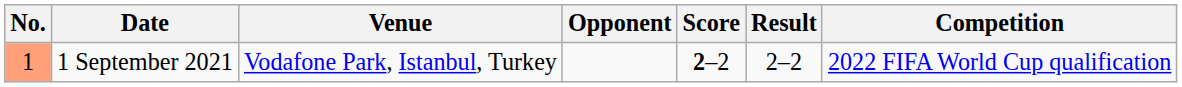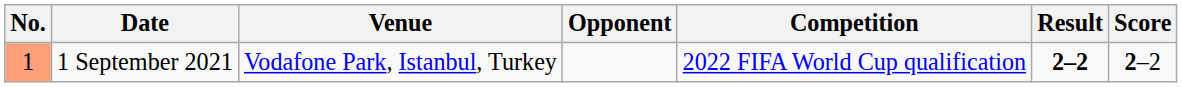columns swapped: (711, 23) <-> (1000, 23)
(784, 61) normal -> (1070, 61) bold
